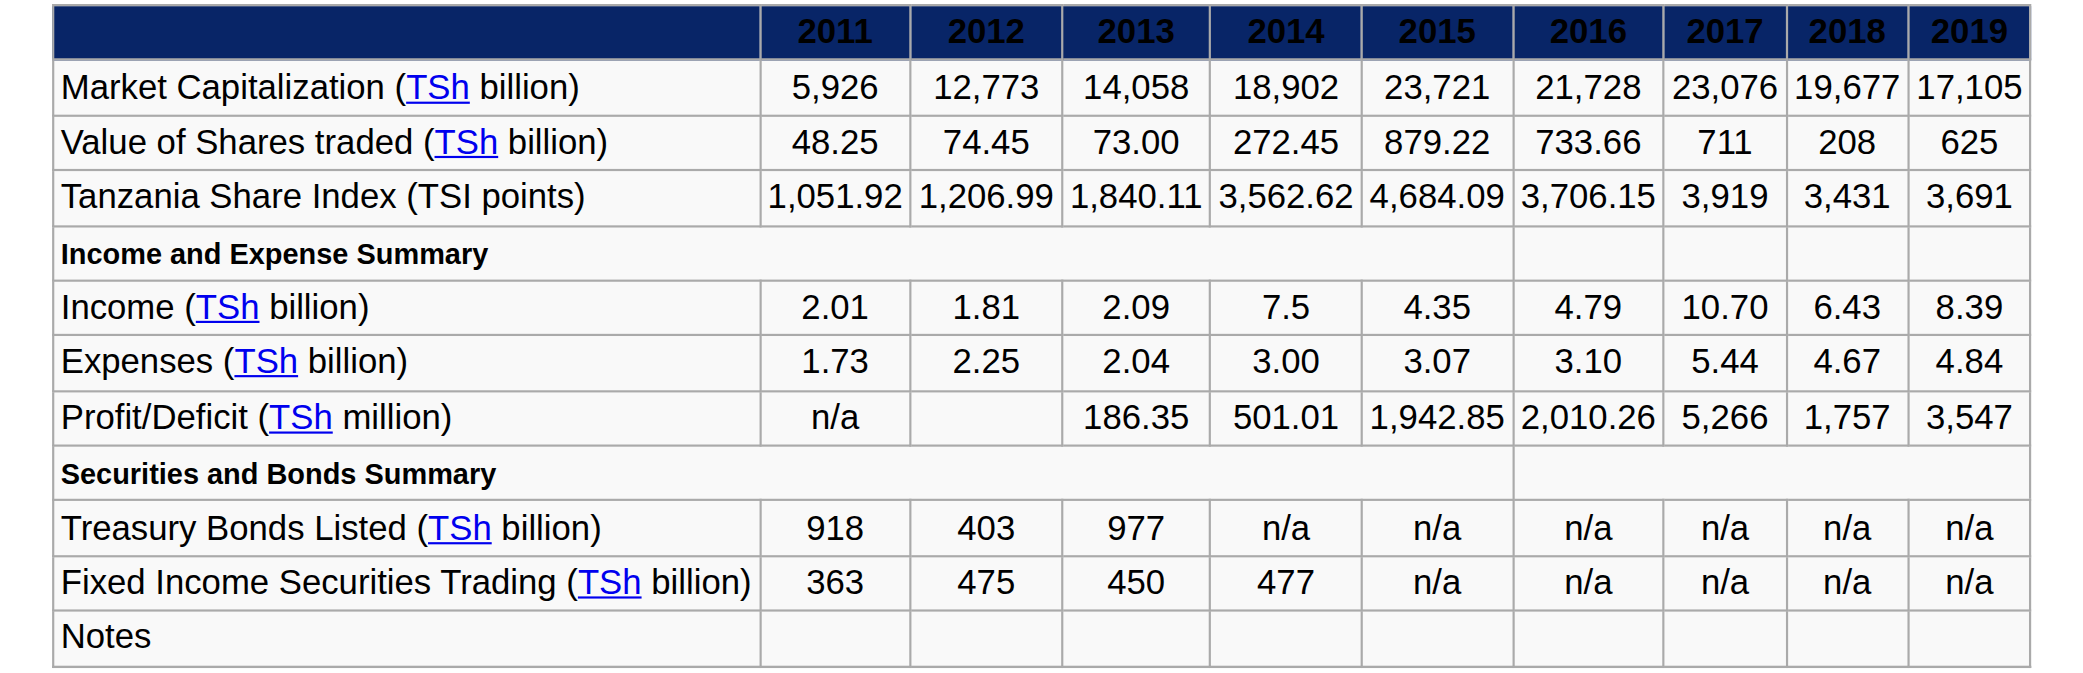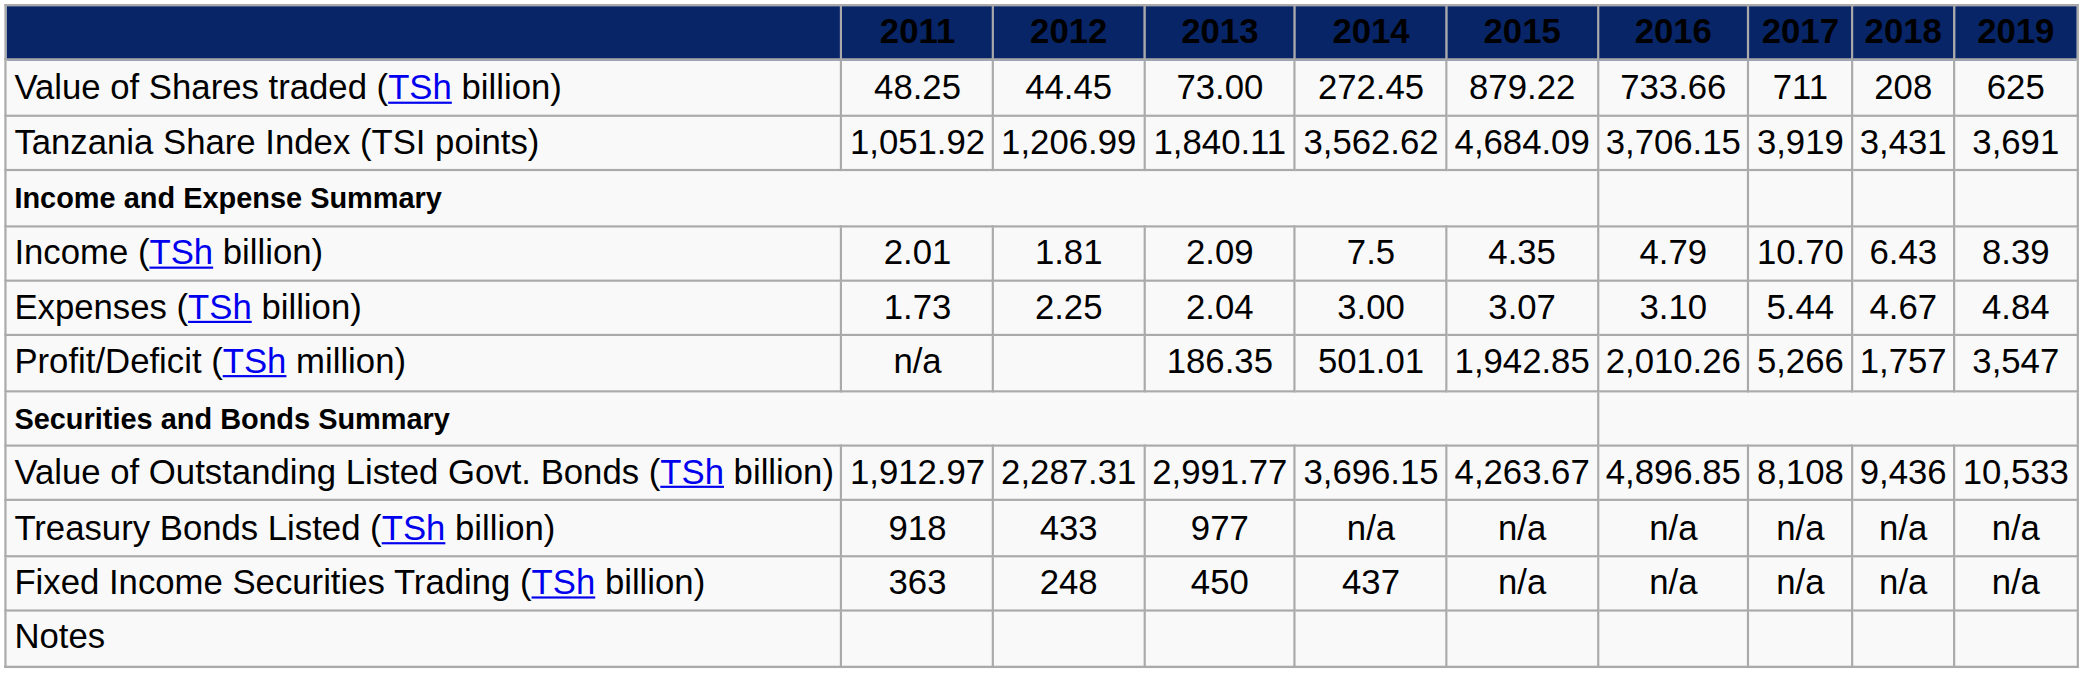- row: (320, 87)
(986, 142) 74.45 -> (1069, 87) 44.45
+ row: (424, 472)
(986, 527) 403 -> (1069, 527) 433
(986, 582) 475 -> (1069, 582) 248
(1286, 582) 477 -> (1371, 582) 437
